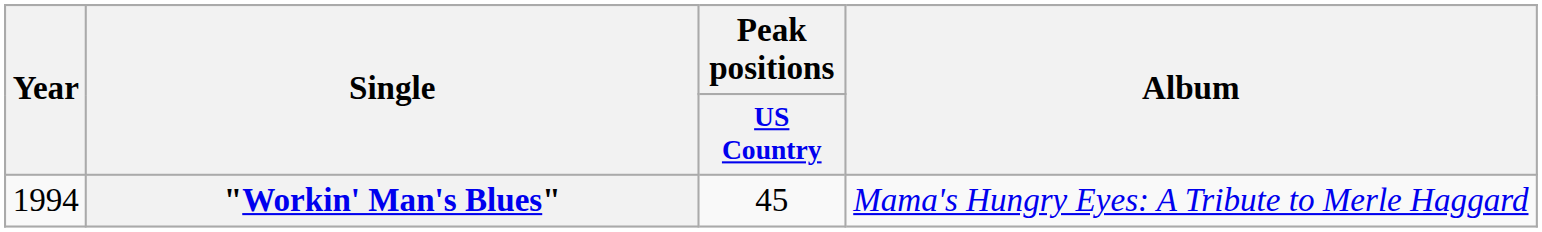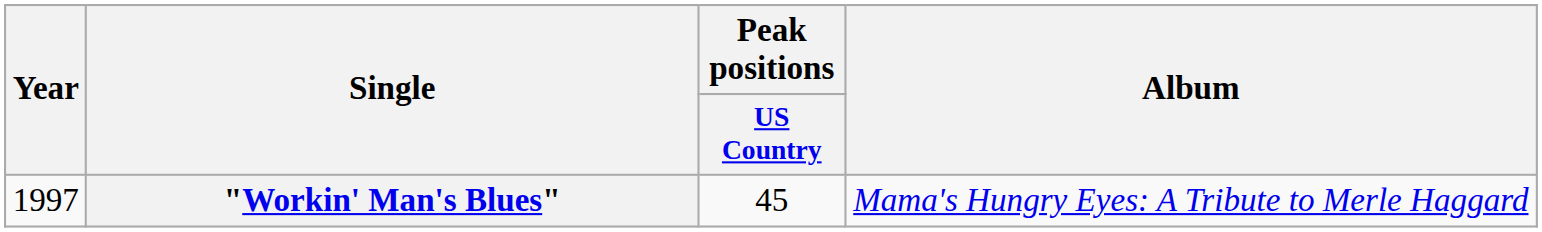(46, 199) 1994 -> (46, 199) 1997
